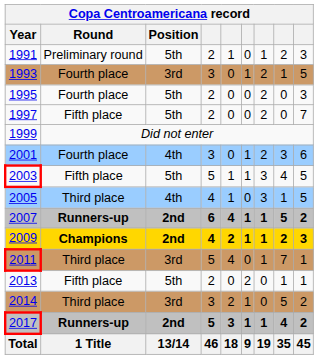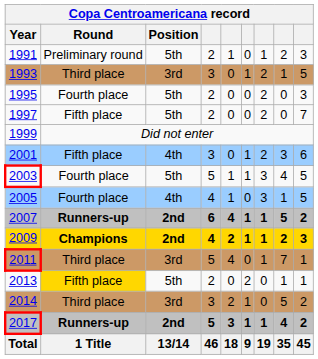(93, 74) Fourth place -> (93, 74) Third place
(93, 155) Fourth place -> (93, 155) Fifth place
(94, 176) Fifth place -> (94, 176) Fourth place
(93, 197) Third place -> (93, 197) Fourth place
(93, 281) no background -> (93, 281) gold background
